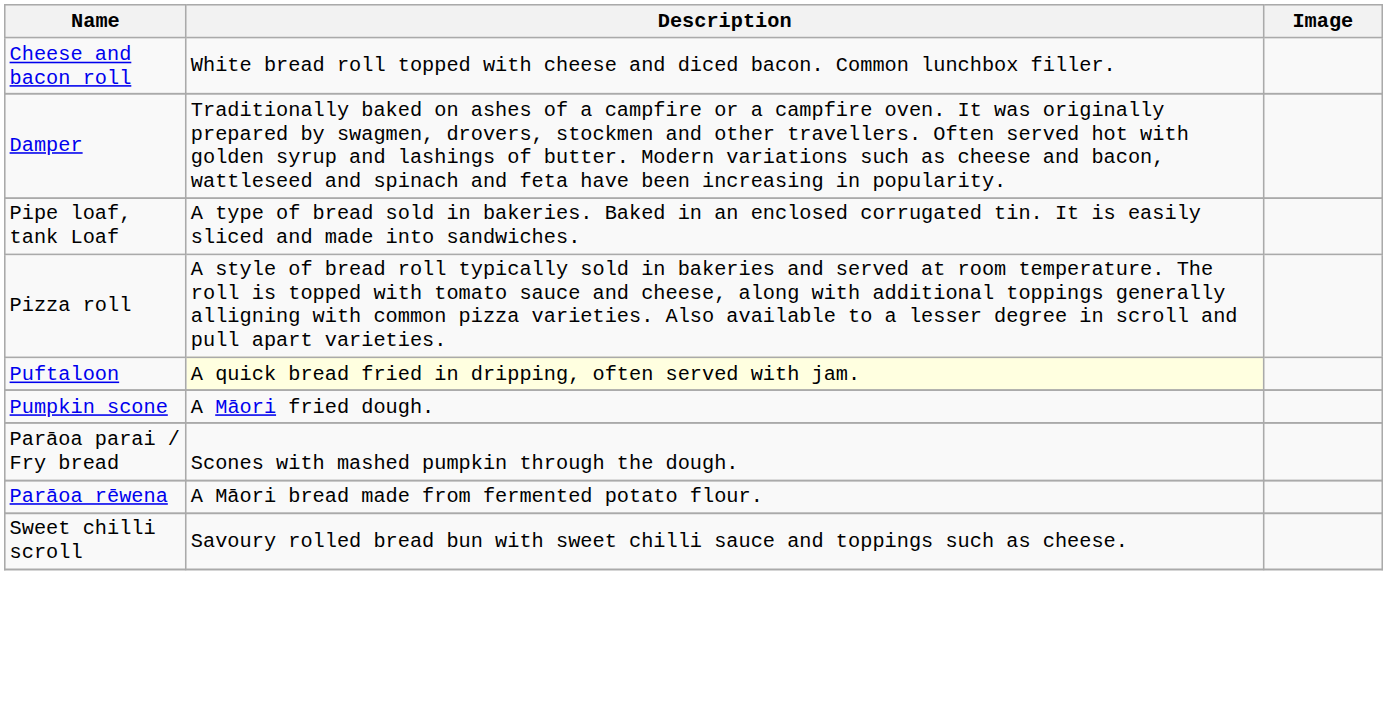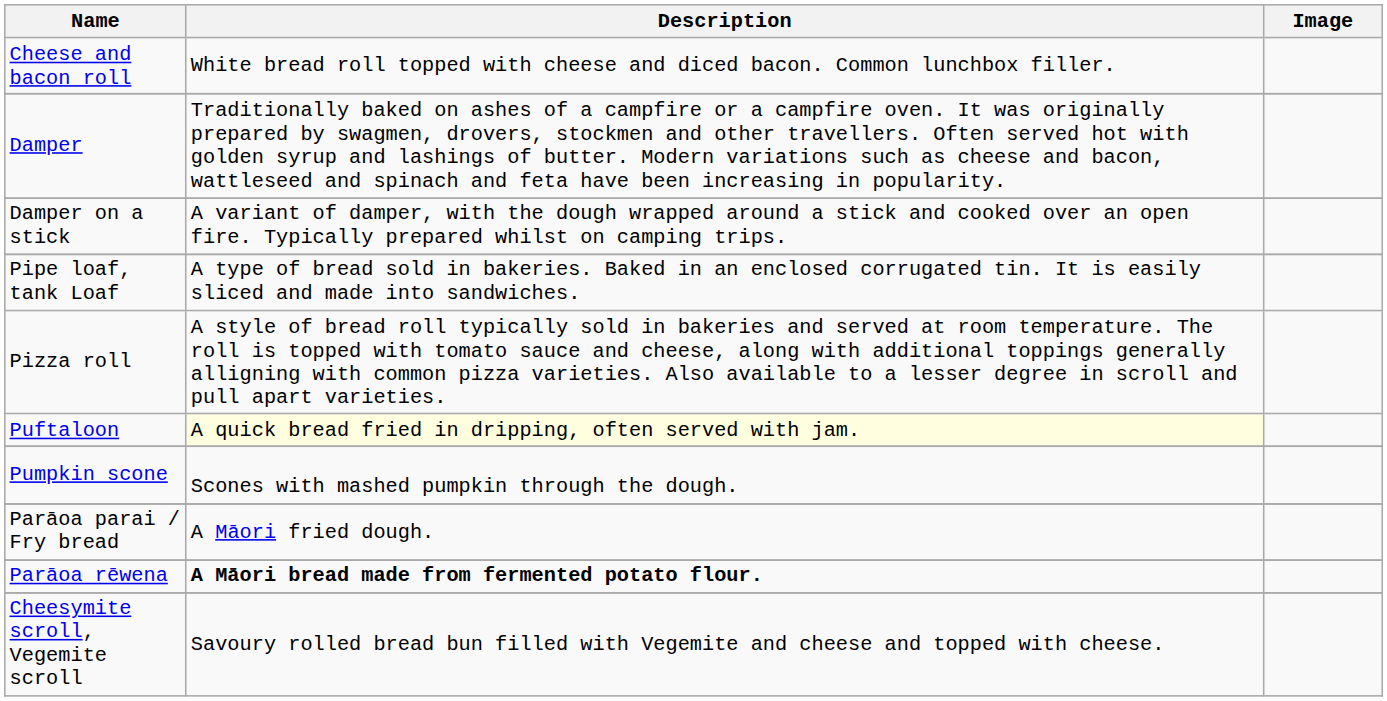+ row: (77, 226)
(313, 407) A Māori fried dough. -> (465, 487) Scones with mashed pumpkin through the dough.
(465, 463) Scones with mashed pumpkin through the dough. -> (313, 531) A Māori fried dough.
(477, 496) normal -> (477, 576) bold
- row: (83, 541)
+ row: (70, 644)
